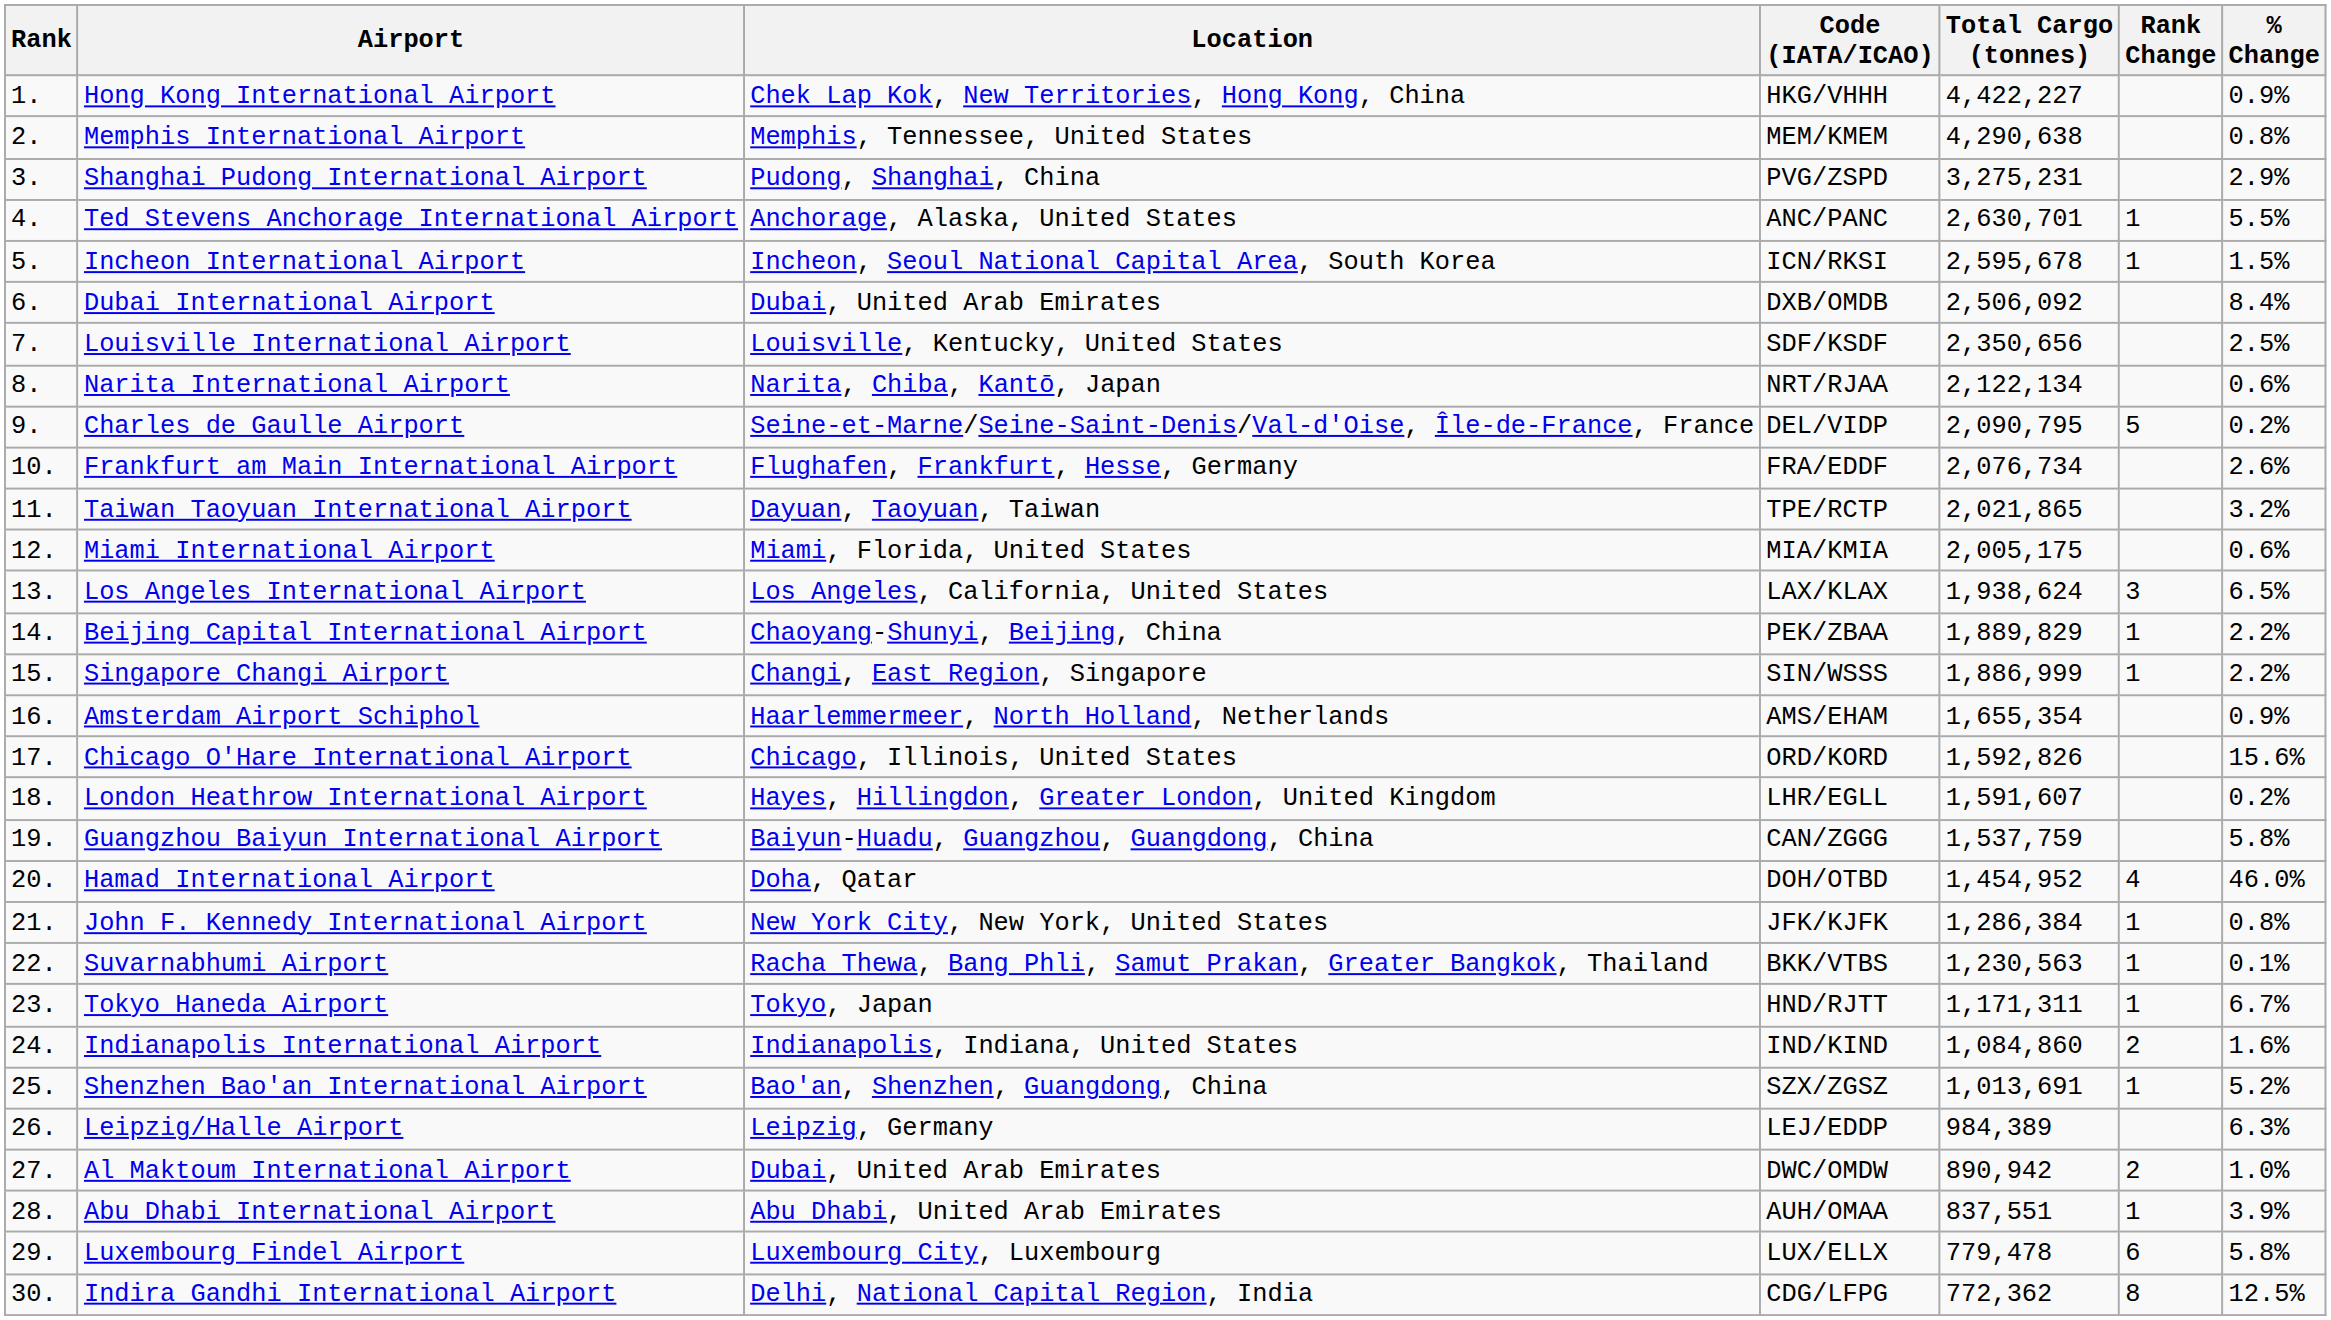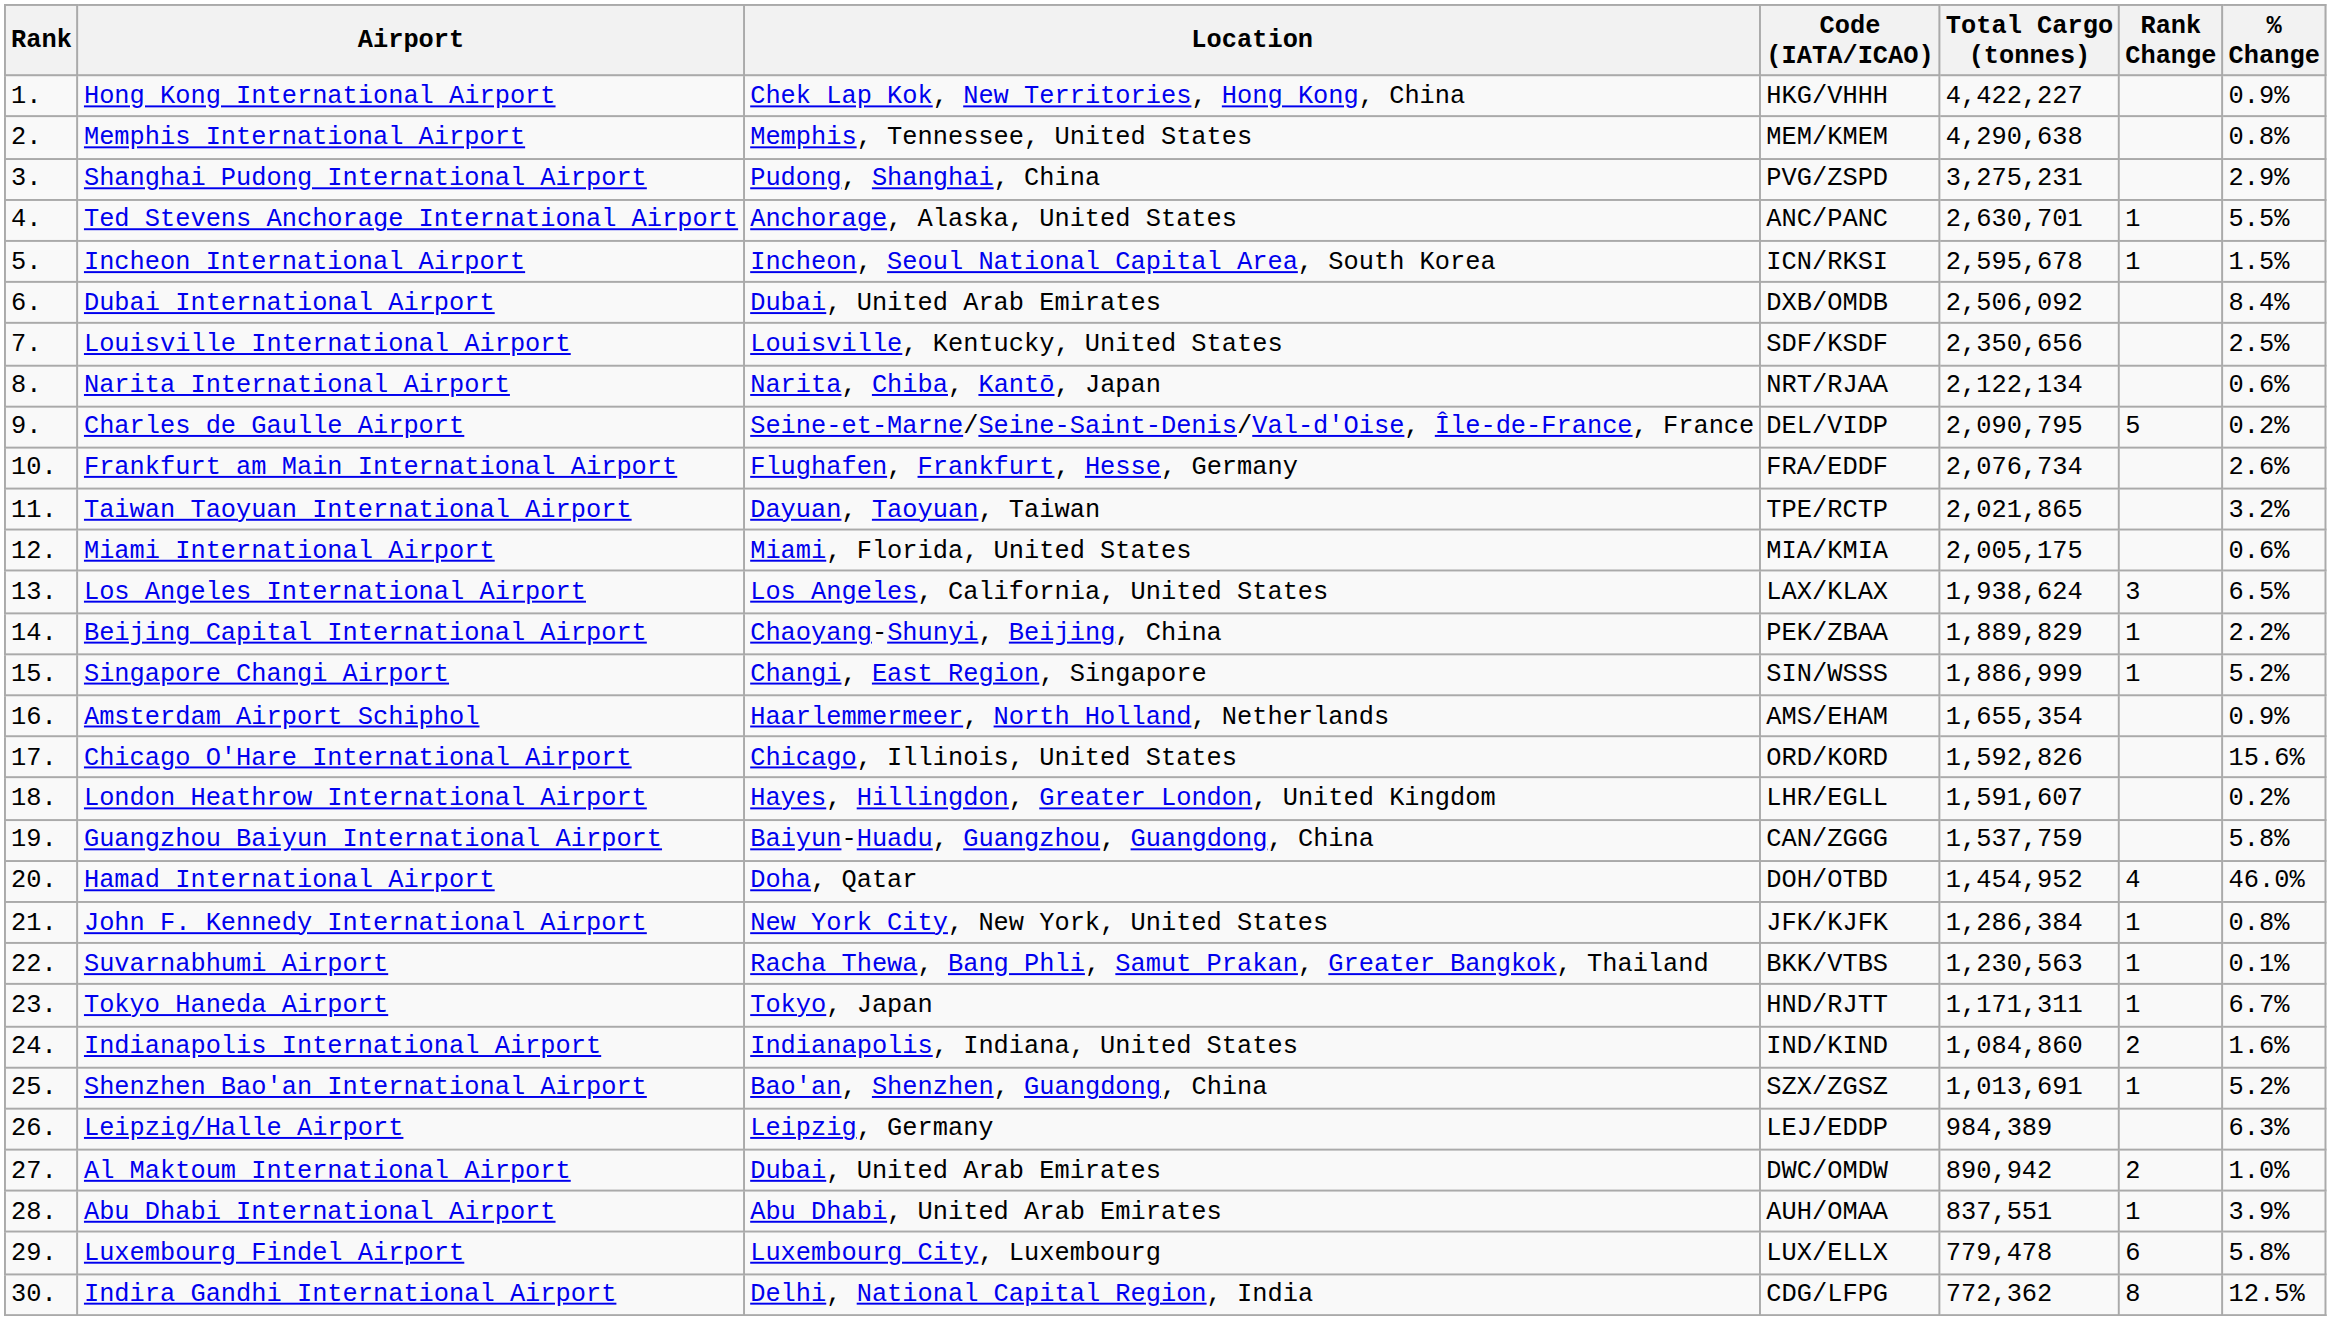(2259, 675) 2.2% -> (2259, 675) 5.2%
